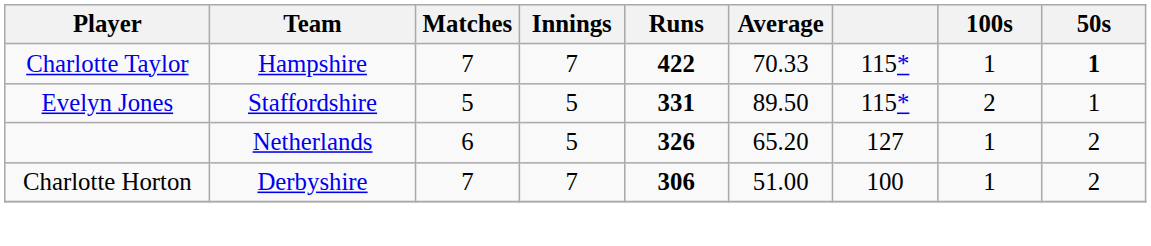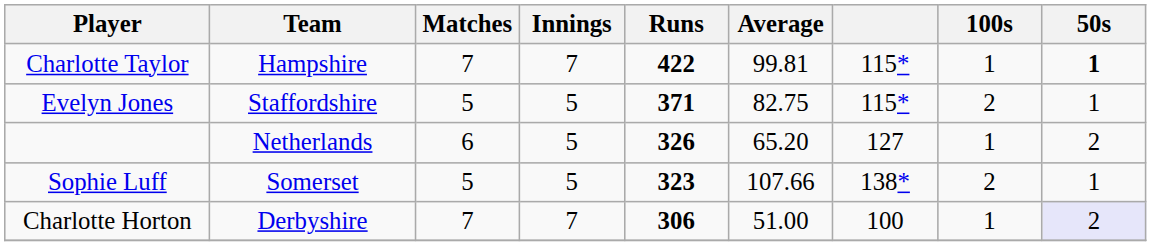(781, 63) 70.33 -> (781, 63) 99.81
(676, 102) 331 -> (676, 102) 371
(781, 102) 89.50 -> (781, 102) 82.75
+ row: (107, 181)
(1094, 181) no background -> (1094, 220) lavender background
